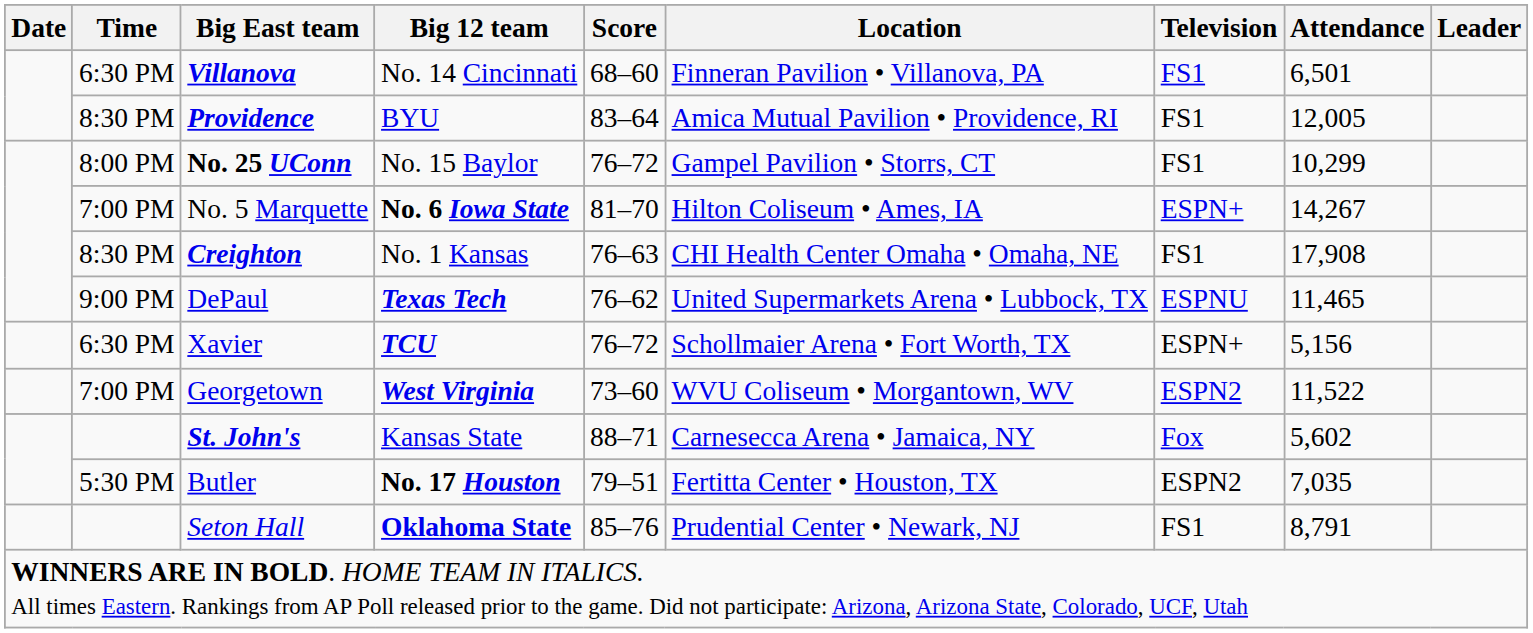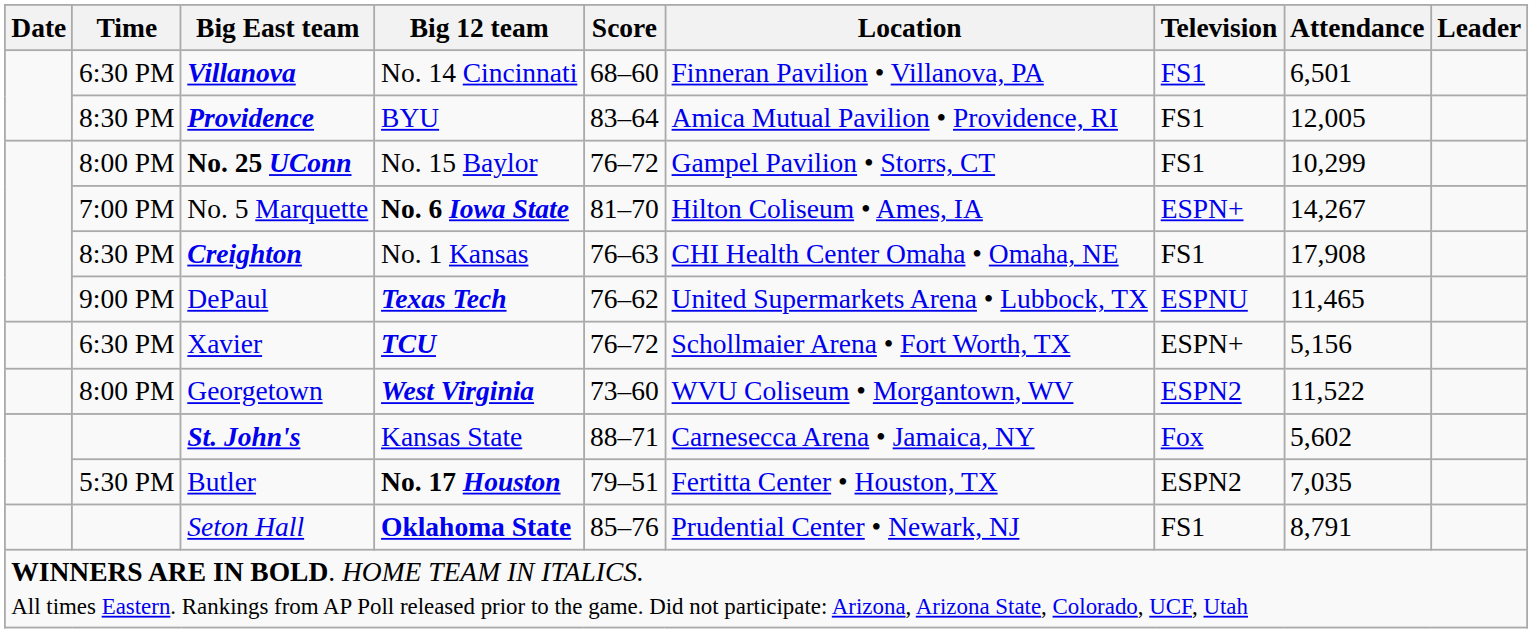(127, 390) 7:00 PM -> (127, 390) 8:00 PM
